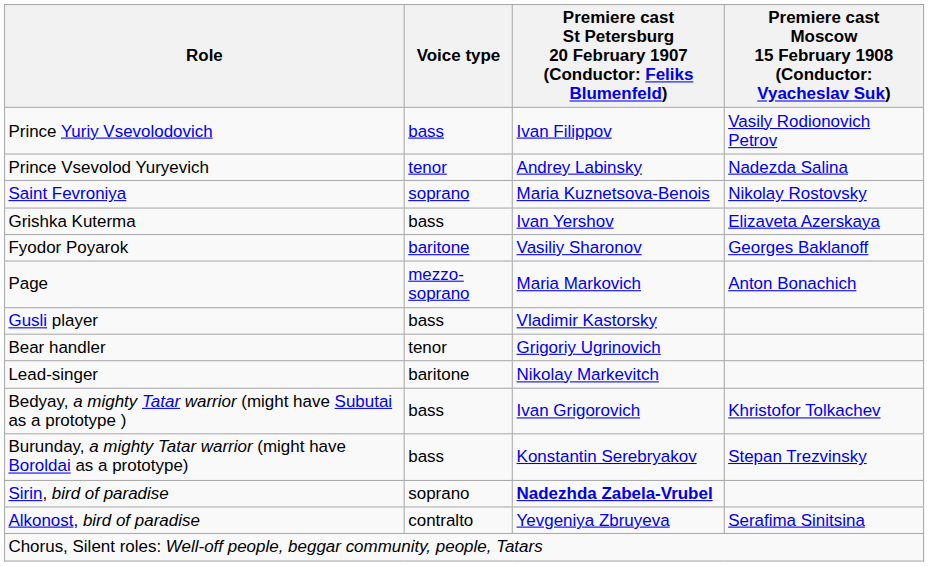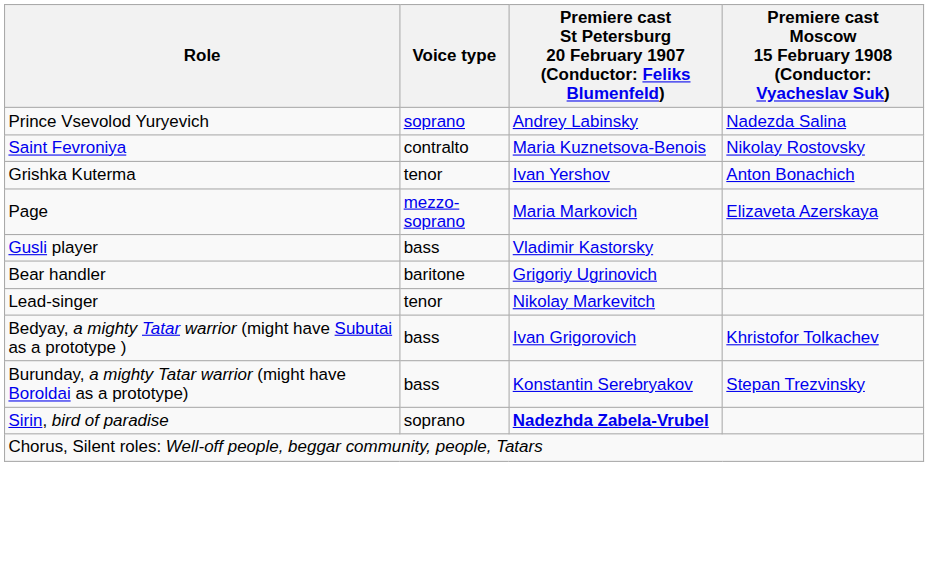- row: (111, 130)
(428, 167) tenor -> (434, 121) soprano
(439, 194) soprano -> (436, 148) contralto
(426, 220) bass -> (423, 174) tenor
(804, 220) Elizaveta Azerskaya -> (790, 174) Anton Bonachich
- row: (68, 247)
(792, 284) Anton Bonachich -> (802, 211) Elizaveta Azerskaya
(428, 347) tenor -> (434, 274) baritone
(439, 374) baritone -> (423, 301) tenor
- row: (104, 520)
